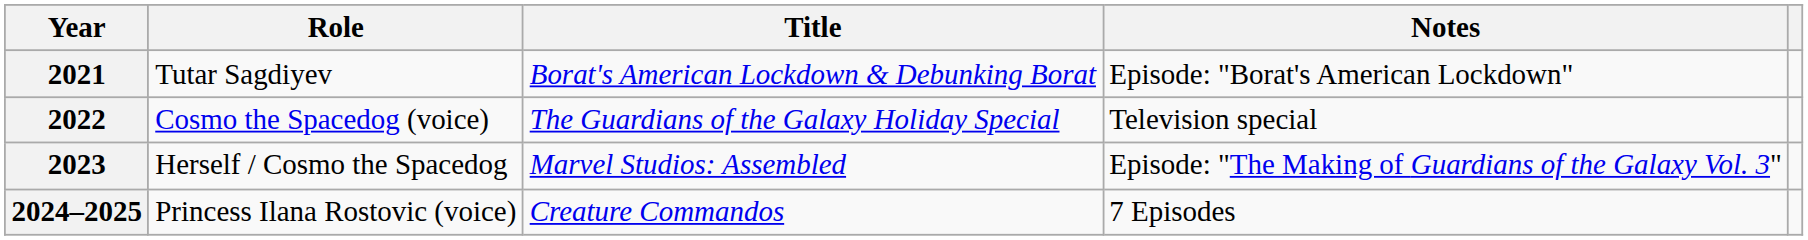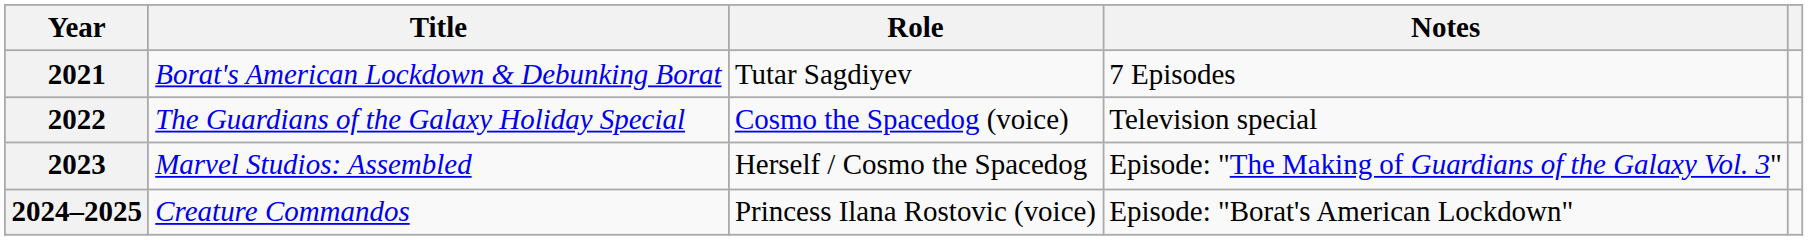columns swapped: (813, 27) <-> (336, 27)
(1341, 73) Episode: "Borat's American Lockdown" -> (1172, 73) 7 Episodes
(1172, 211) 7 Episodes -> (1341, 211) Episode: "Borat's American Lockdown"
